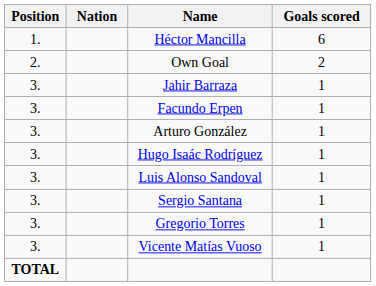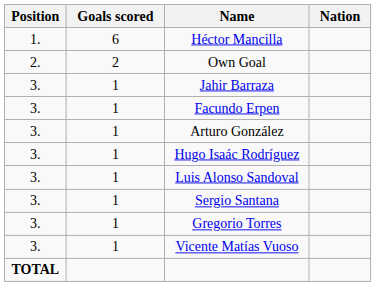columns swapped: (97, 16) <-> (322, 16)
